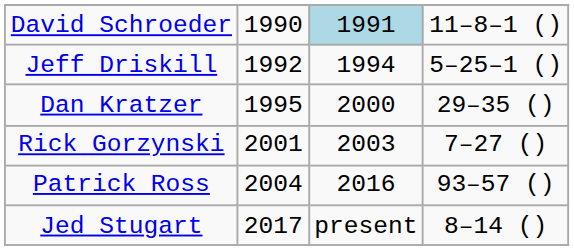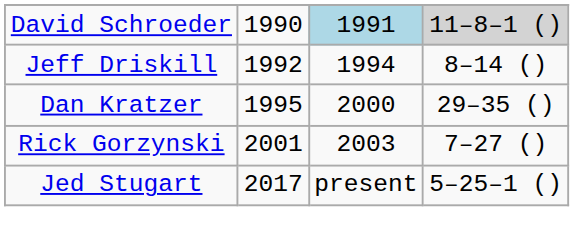(496, 25) no background -> (496, 25) lightgrey background
(496, 65) 5–25–1 () -> (496, 65) 8–14 ()
- row: (121, 185)
(496, 225) 8–14 () -> (496, 185) 5–25–1 ()
